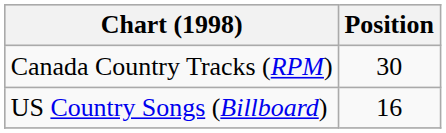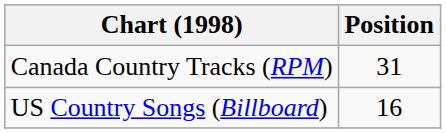(389, 66) 30 -> (389, 66) 31
